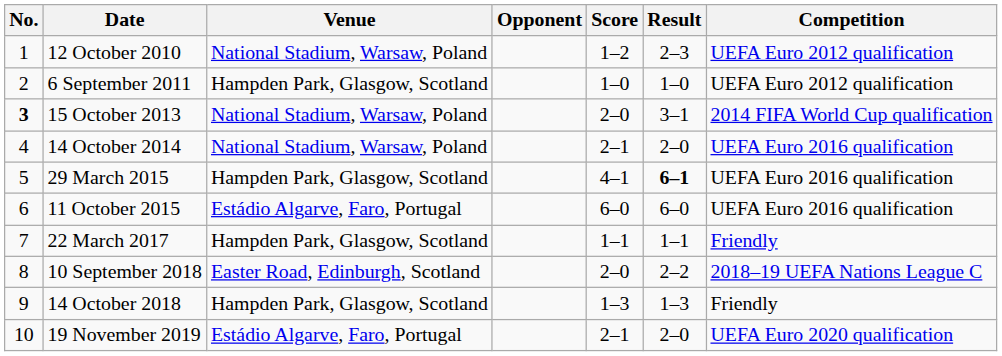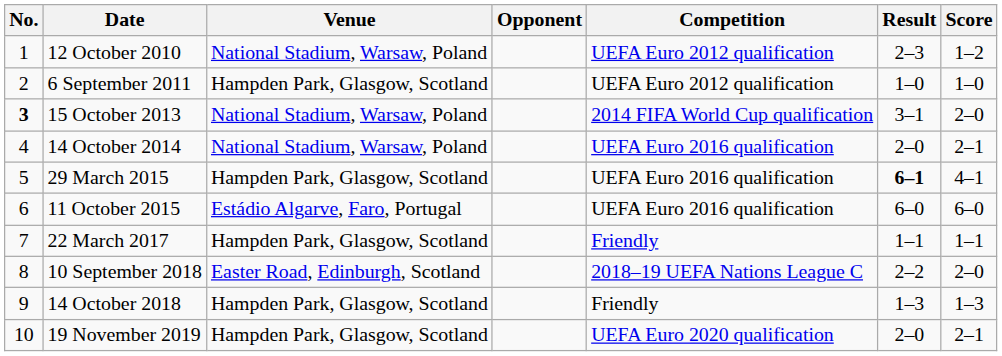columns swapped: (615, 20) <-> (852, 20)
(336, 334) Estádio Algarve, Faro, Portugal -> (349, 334) Hampden Park, Glasgow, Scotland
